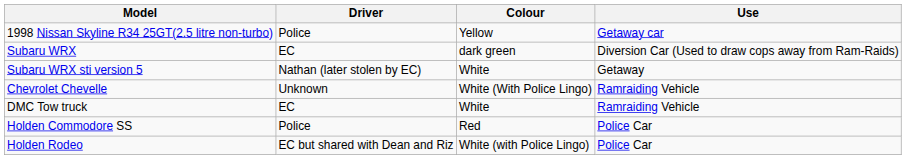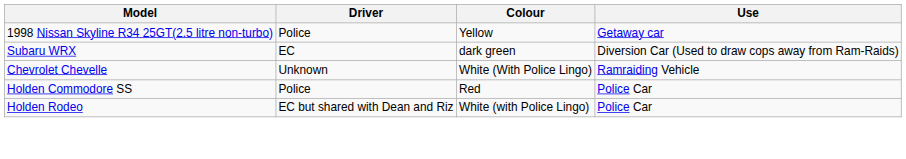- row: (75, 70)
- row: (47, 107)
